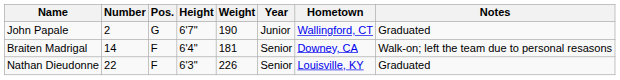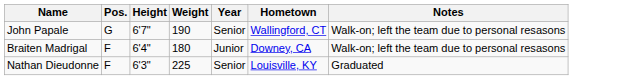- column: (125, 13)
(275, 30) Junior -> (230, 30) Senior
(404, 30) Graduated -> (448, 30) Walk-on; left the team due to personal resasons
(228, 48) 181 -> (181, 48) 180
(276, 48) Senior -> (229, 48) Junior
(228, 65) 226 -> (181, 65) 225
